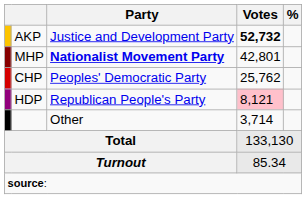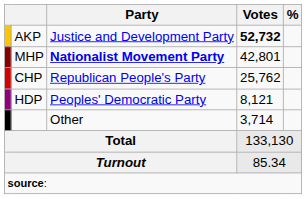(128, 78) Peoples' Democratic Party -> (128, 78) Republican People's Party
(128, 99) Republican People's Party -> (128, 99) Peoples' Democratic Party
(257, 99) pink background -> (257, 99) no background
